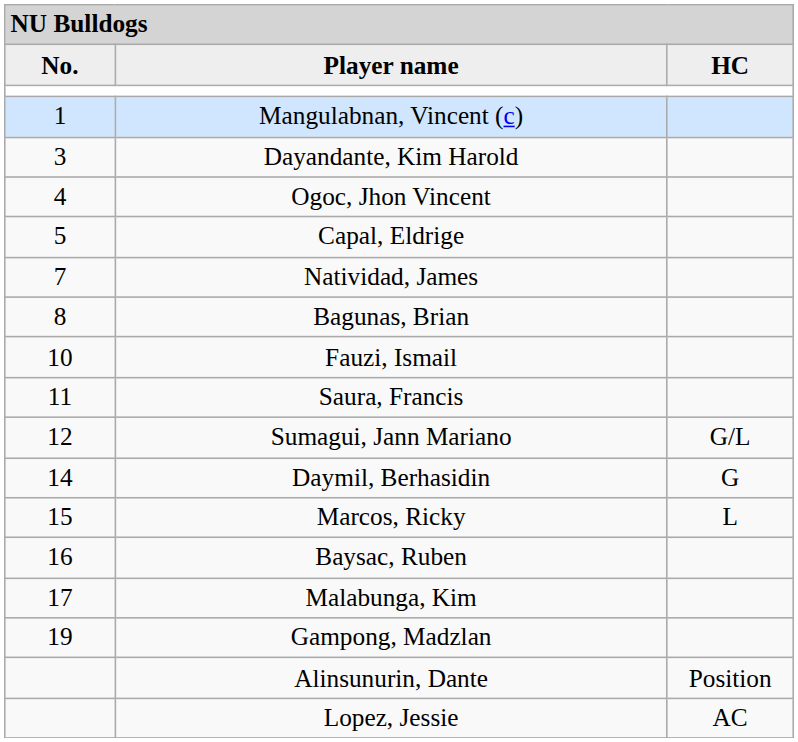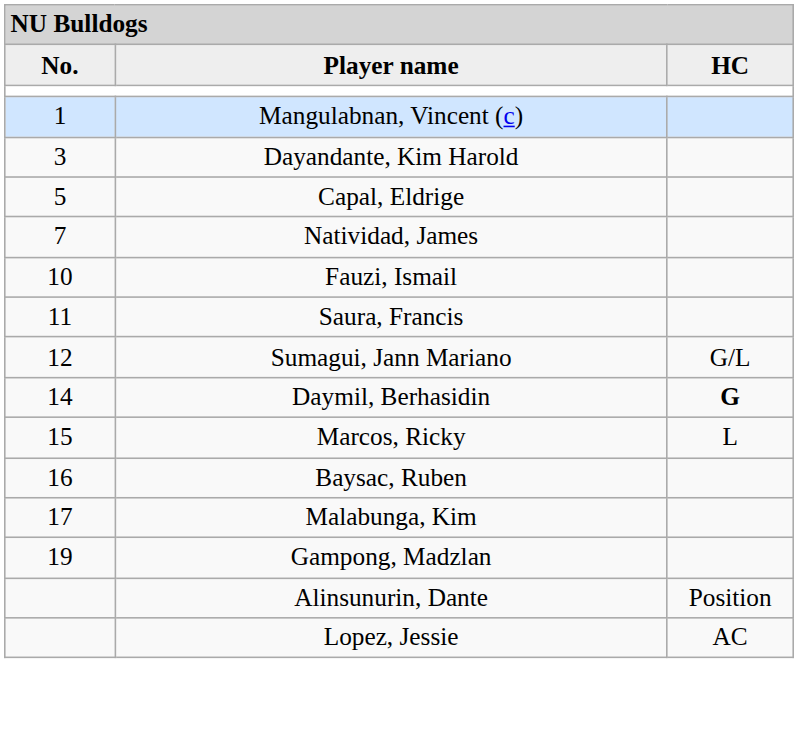- row: (60, 196)
- row: (60, 316)
(730, 477) normal -> (730, 397) bold
